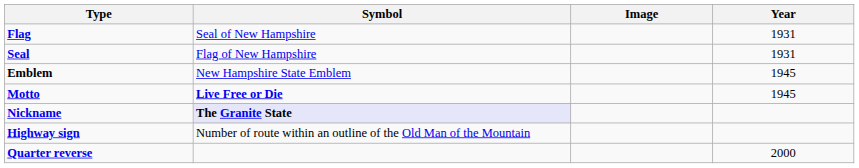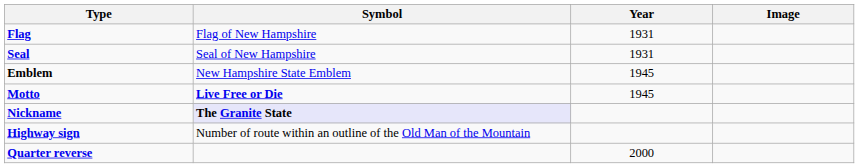columns swapped: (783, 14) <-> (642, 14)
(256, 34) Seal of New Hampshire -> (256, 34) Flag of New Hampshire
(256, 53) Flag of New Hampshire -> (256, 53) Seal of New Hampshire
